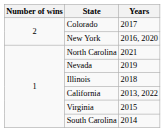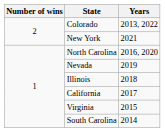(129, 24) 2017 -> (139, 24) 2013, 2022
(139, 38) 2016, 2020 -> (129, 38) 2021
(129, 51) 2021 -> (139, 51) 2016, 2020
(139, 93) 2013, 2022 -> (129, 93) 2017
